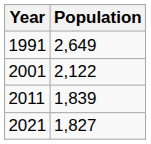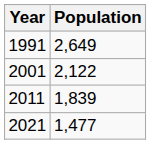(75, 125) 1,827 -> (75, 125) 1,477
